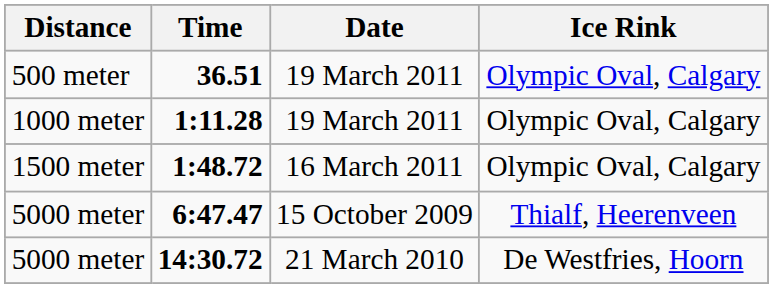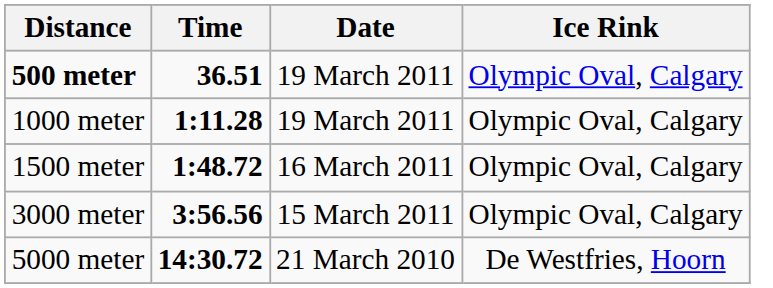(71, 74) normal -> (74, 74) bold
+ row: (217, 213)
- row: (217, 213)
